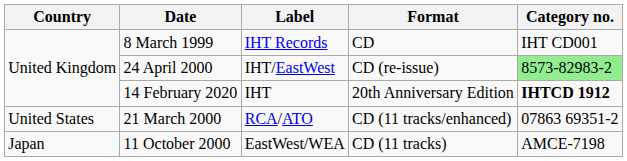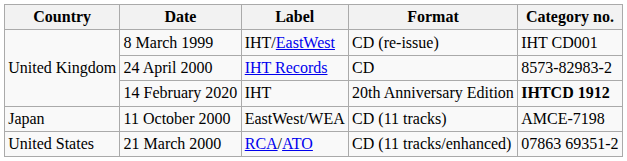(286, 42) IHT Records -> (290, 42) IHT/EastWest
(363, 42) CD -> (395, 42) CD (re-issue)
(290, 67) IHT/EastWest -> (286, 67) IHT Records
(395, 67) CD (re-issue) -> (363, 67) CD
(567, 67) lightgreen background -> (567, 67) no background
rows swapped: (172, 118) <-> (177, 144)
